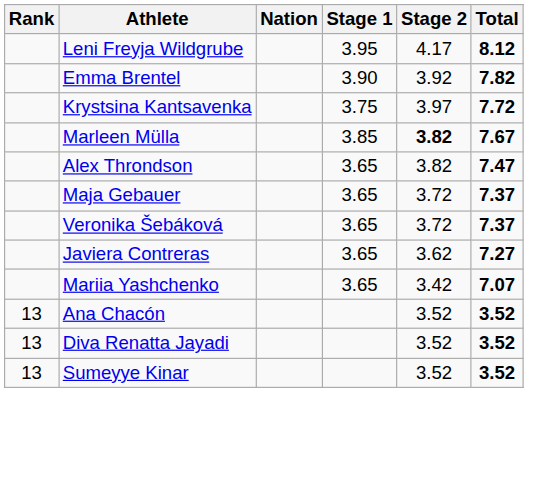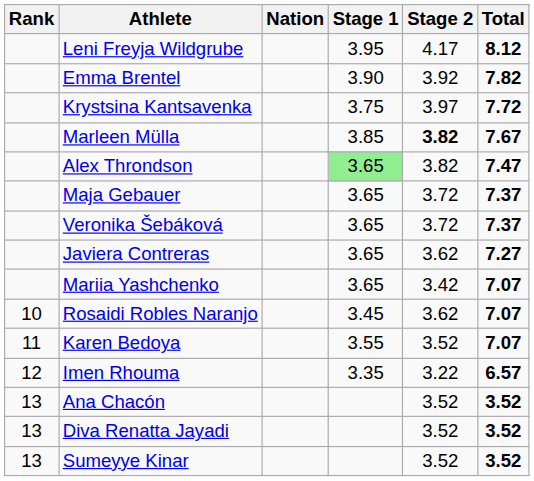(359, 166) no background -> (366, 166) lightgreen background
+ row: (160, 313)
+ row: (122, 343)
+ row: (121, 372)
